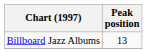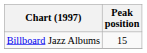(122, 40) 13 -> (122, 40) 15
